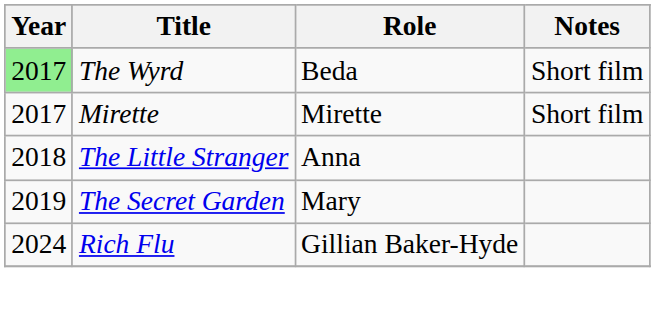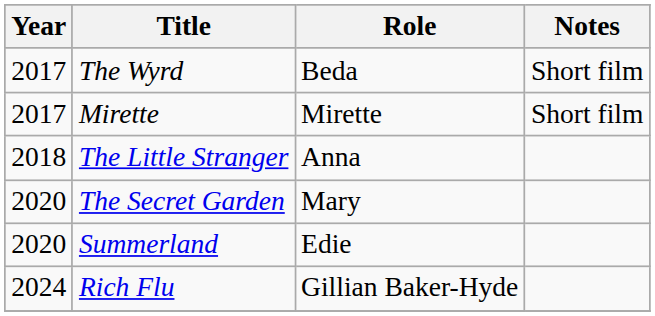(39, 69) lightgreen background -> (39, 69) no background
(39, 200) 2019 -> (39, 200) 2020
+ row: (148, 244)
